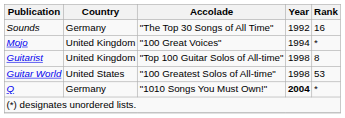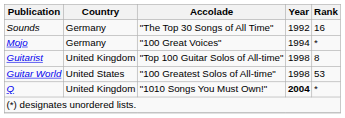(101, 43) United Kingdom -> (86, 43) Germany
(86, 89) Germany -> (101, 89) United Kingdom
